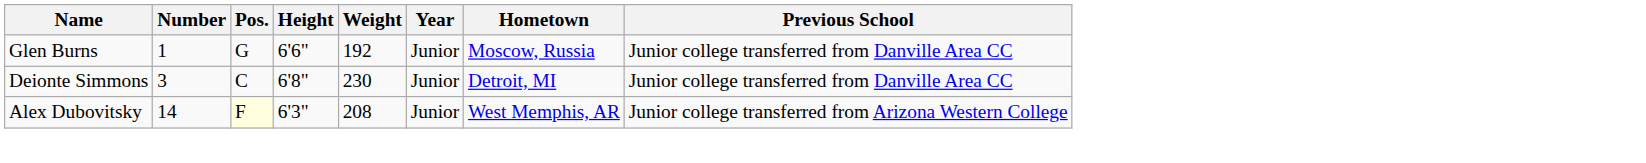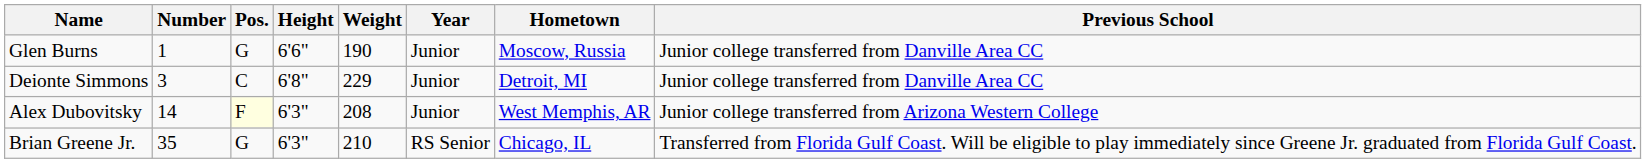(357, 50) 192 -> (357, 50) 190
(357, 81) 230 -> (357, 81) 229
+ row: (72, 142)
